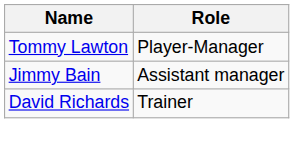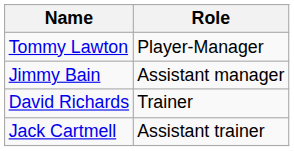+ row: (62, 131)
